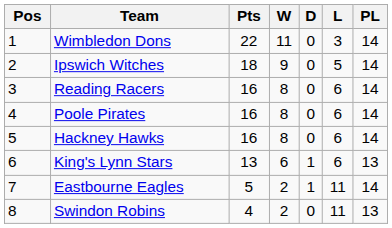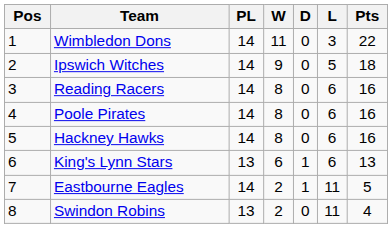columns swapped: (370, 16) <-> (249, 16)
